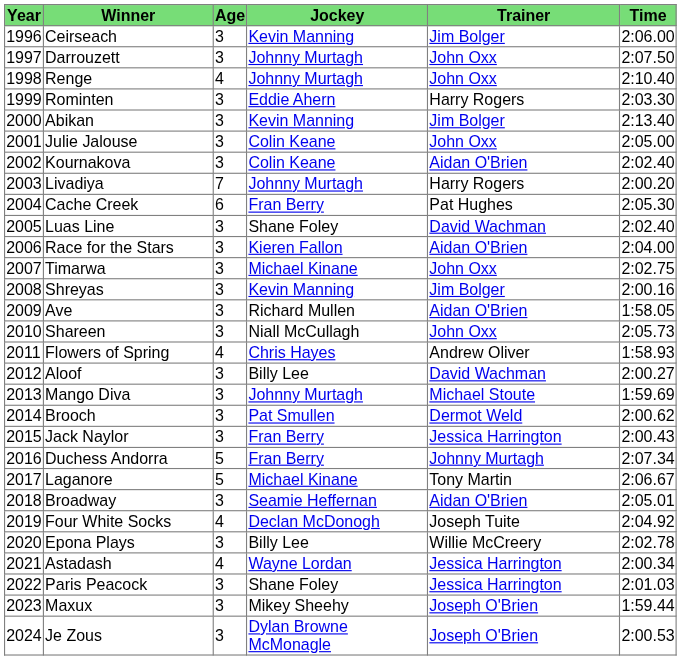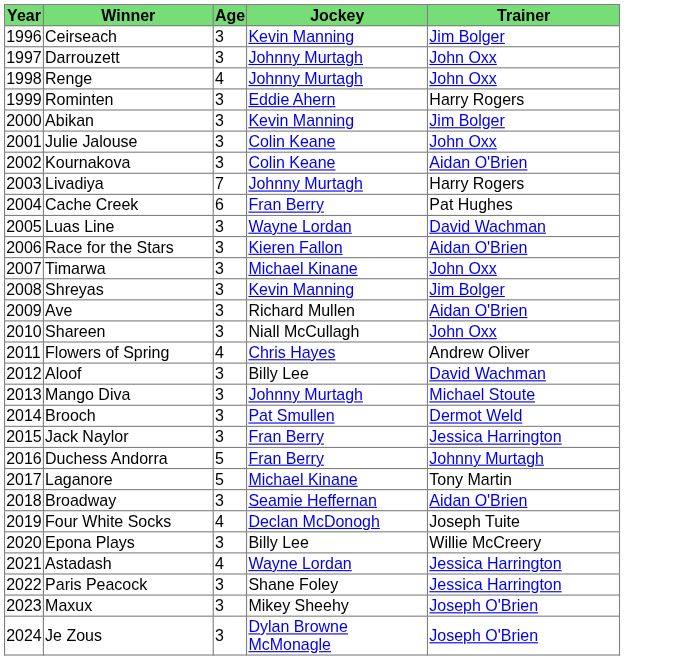- column: (648, 15)
(293, 226) Shane Foley -> (300, 226) Wayne Lordan
